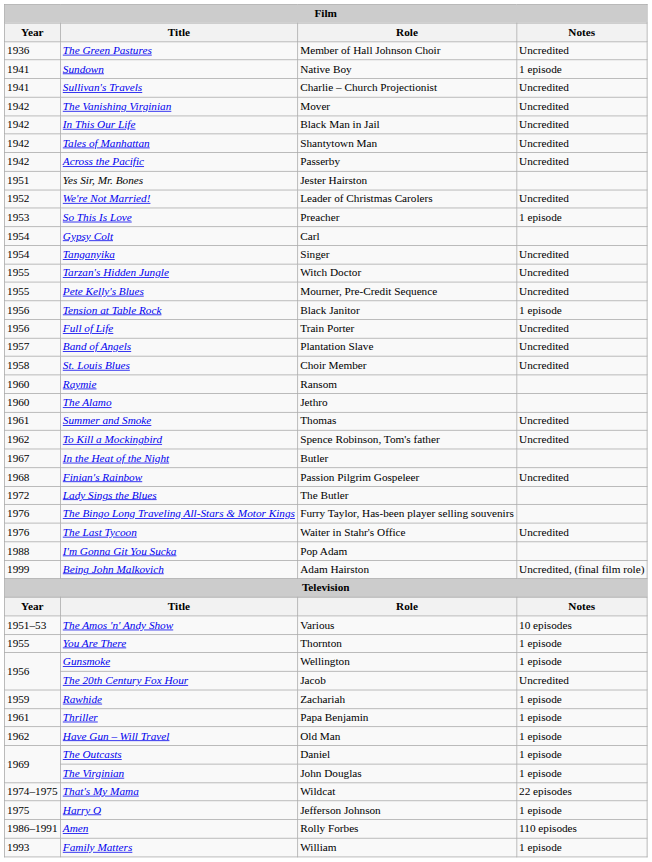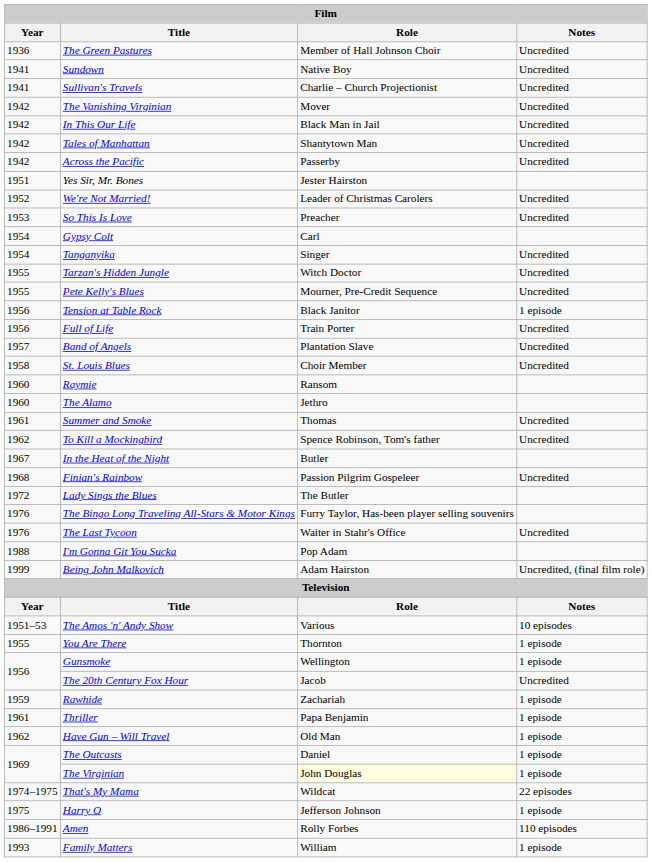(540, 69) 1 episode -> (544, 69) Uncredited
(540, 217) 1 episode -> (544, 217) Uncredited
(331, 773) no background -> (331, 773) lightyellow background
